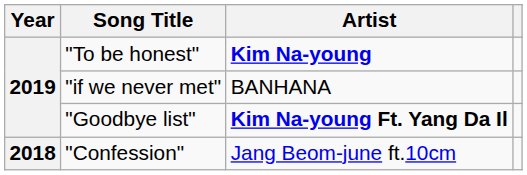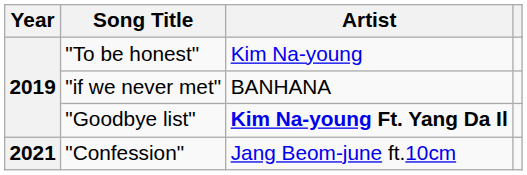(301, 53) bold -> (297, 53) normal
(33, 152) 2018 -> (33, 152) 2021
